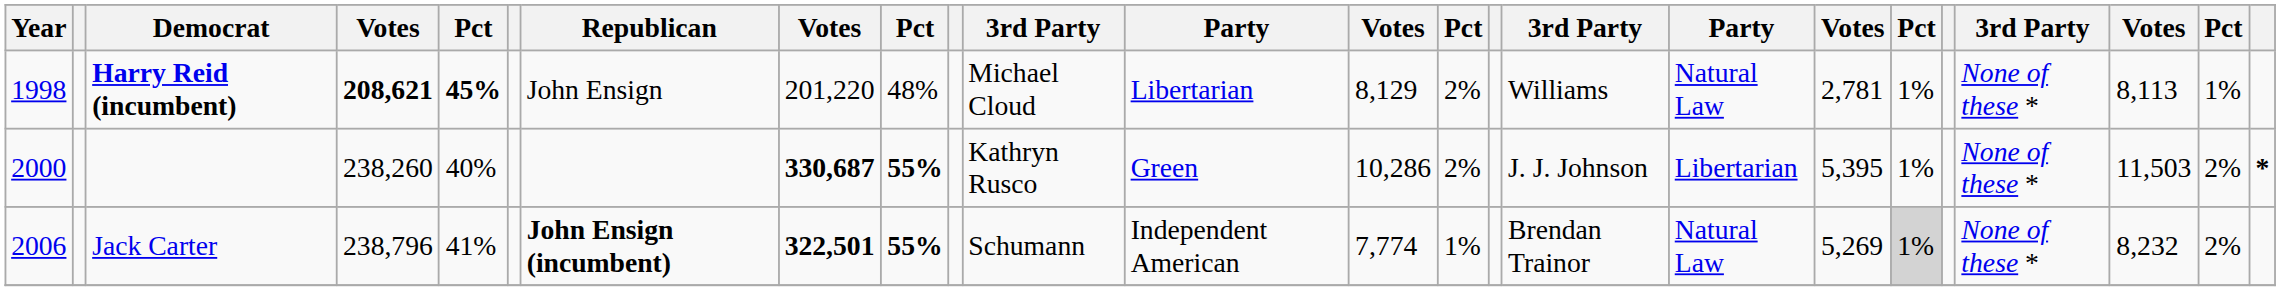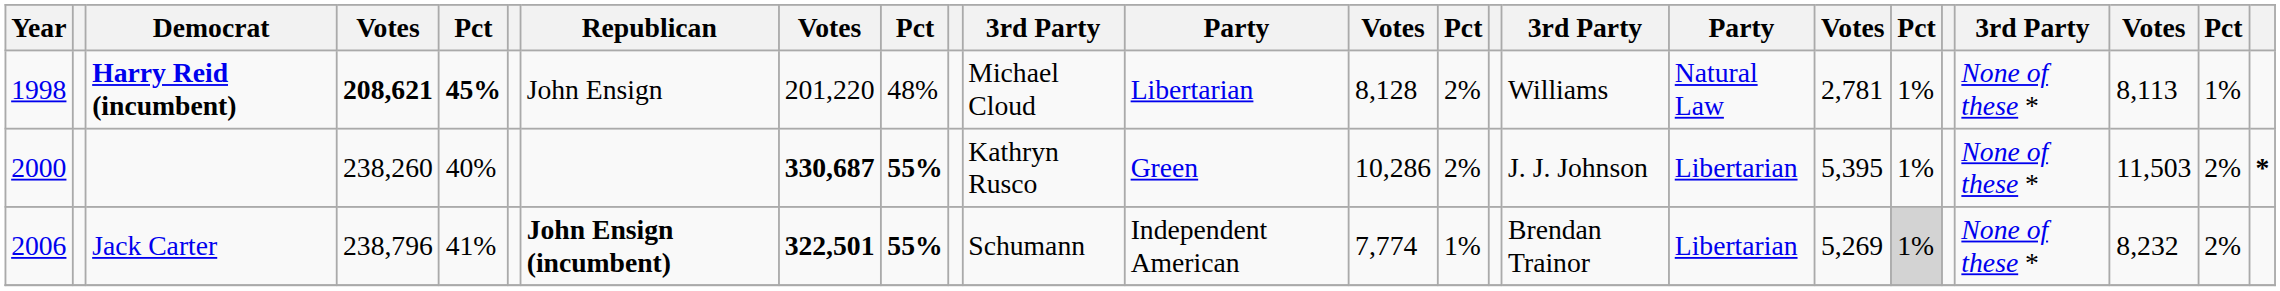(1386, 89) 8,129 -> (1386, 89) 8,128
(1716, 246) Natural Law -> (1736, 246) Libertarian
